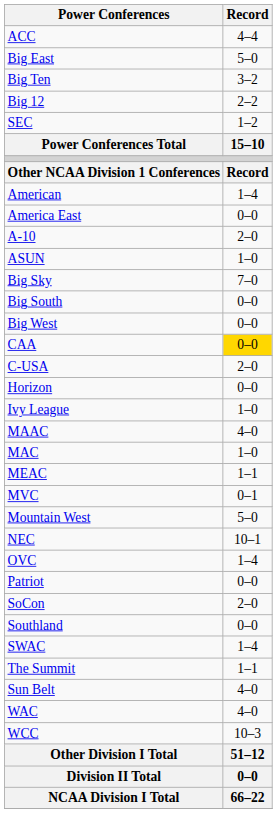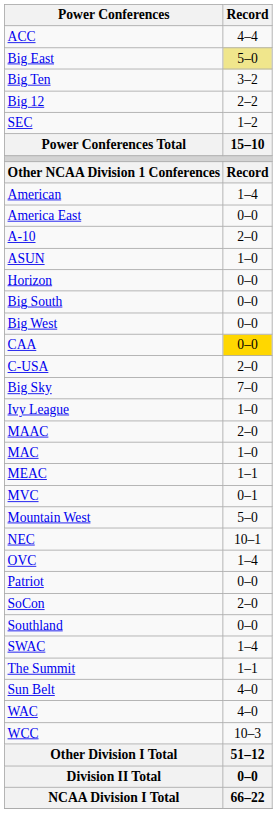(248, 58) no background -> (248, 58) khaki background
rows swapped: (30, 280) <-> (30, 388)
(248, 431) 4–0 -> (248, 431) 2–0
